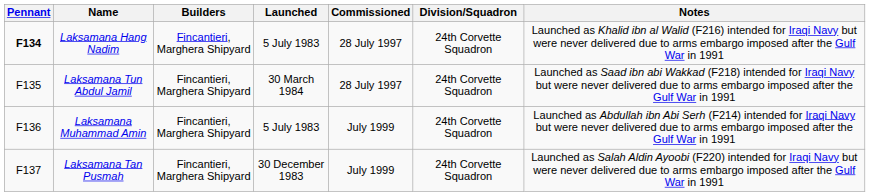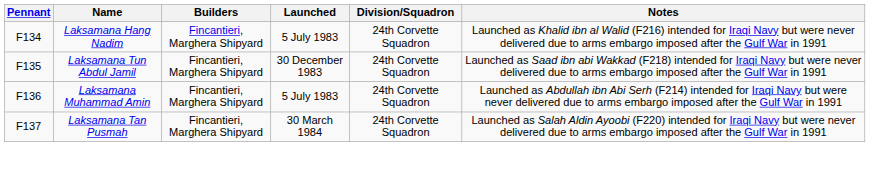- column: (371, 13)
(29, 43) bold -> (29, 36) normal
(291, 85) 30 March 1984 -> (310, 66) 30 December 1983
(291, 170) 30 December 1983 -> (310, 126) 30 March 1984
